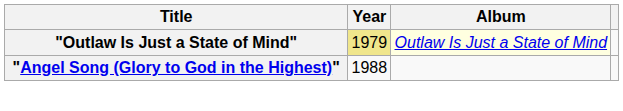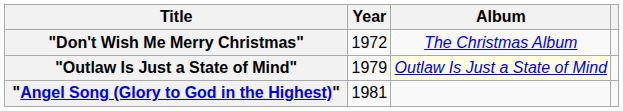+ row: (176, 42)
(369, 42) khaki background -> (369, 67) no background
(369, 67) 1988 -> (369, 93) 1981
